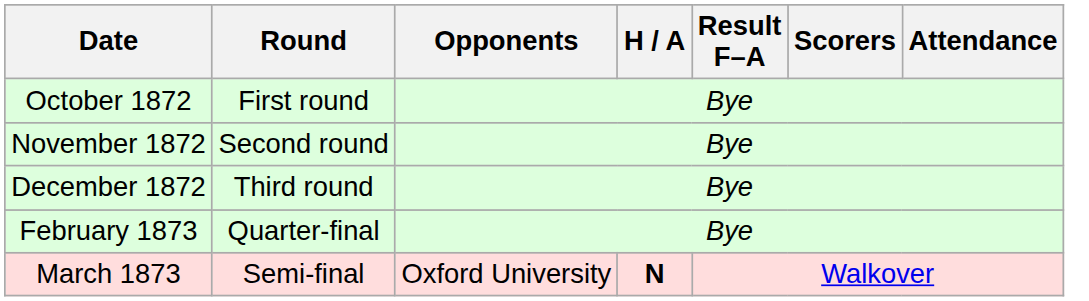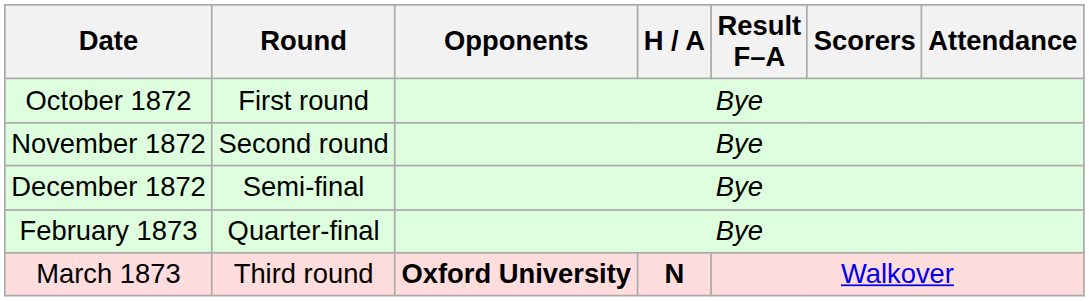(304, 187) Third round -> (304, 187) Semi-final
(304, 273) Semi-final -> (304, 273) Third round
(506, 273) normal -> (516, 273) bold
